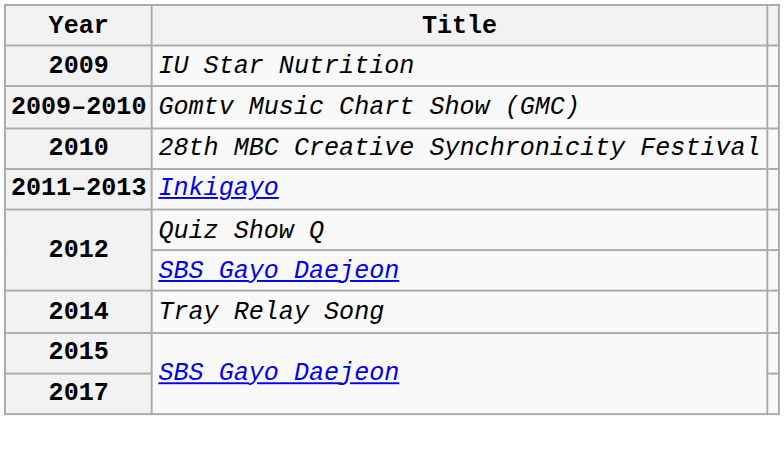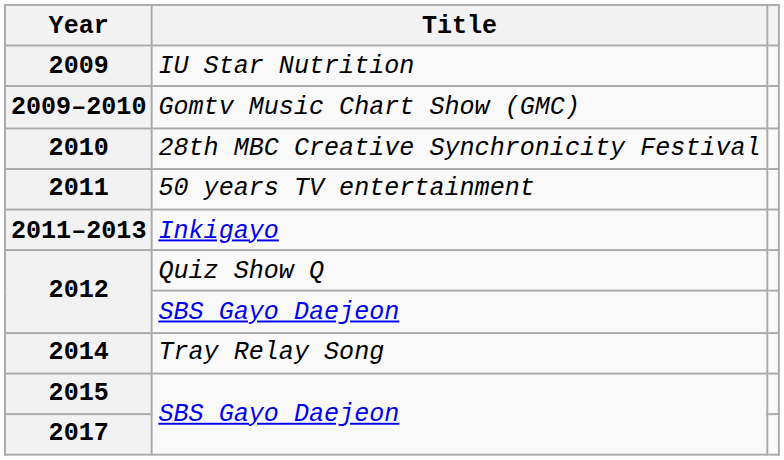+ row: (79, 189)
